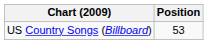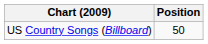(179, 30) 53 -> (179, 30) 50
